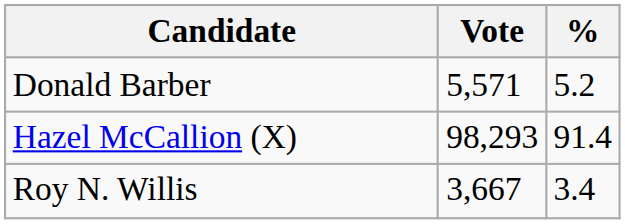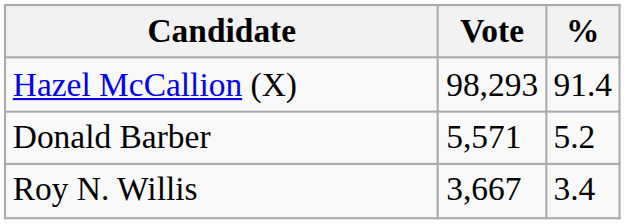rows swapped: (155, 137) <-> (112, 84)
